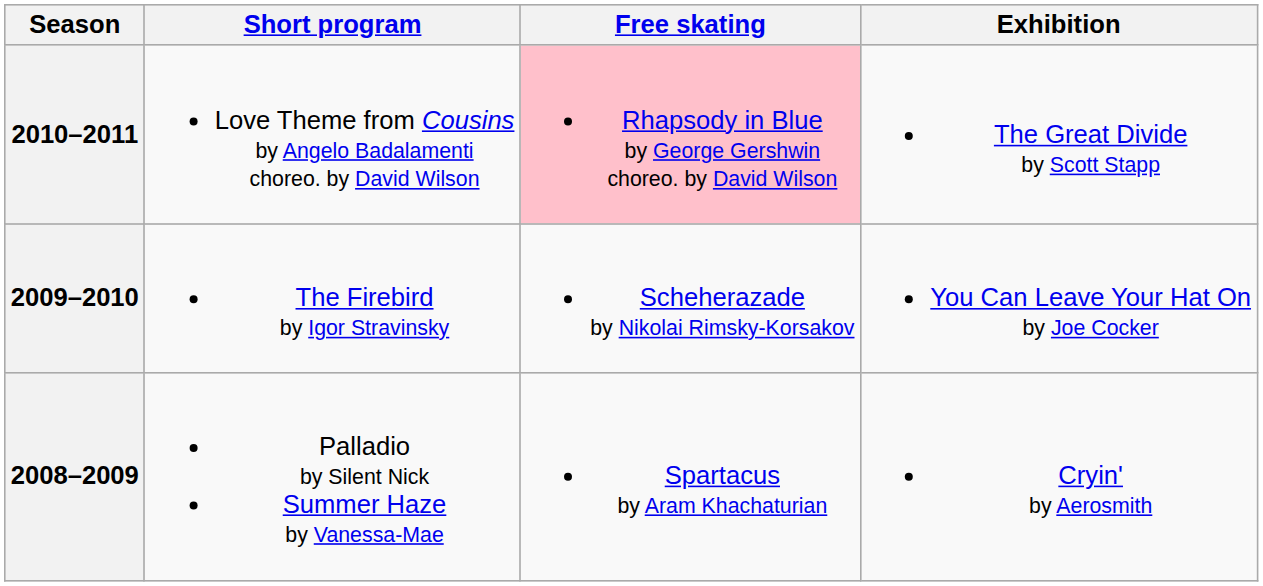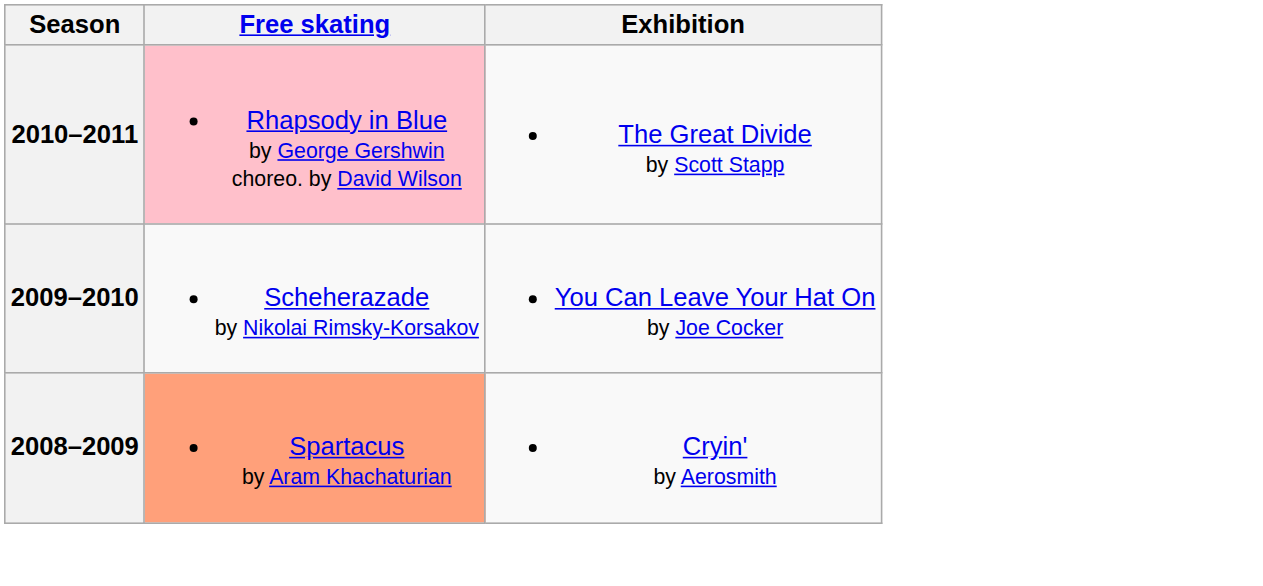- column: (333, 24)
(690, 491) no background -> (315, 462) lightsalmon background
